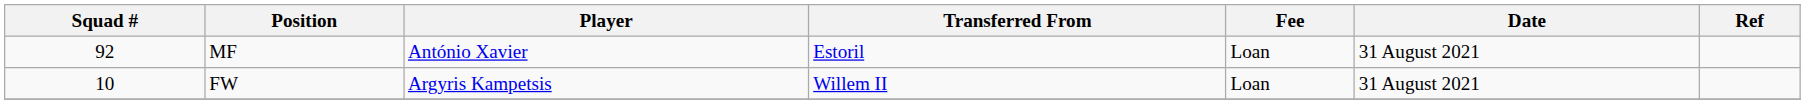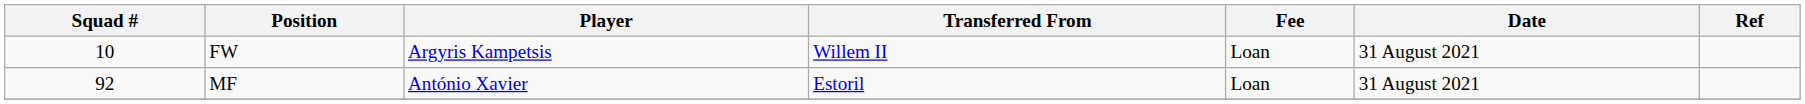rows swapped: (223, 52) <-> (224, 83)
